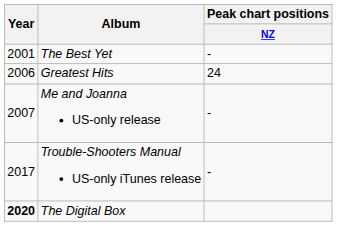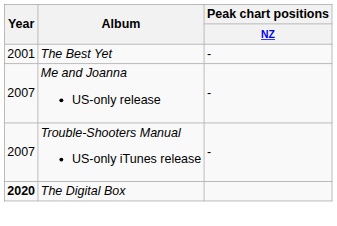- row: (77, 73)
(21, 171) 2017 -> (21, 152) 2007
